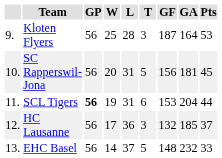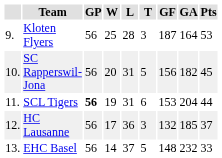(189, 72) 181 -> (189, 72) 182
